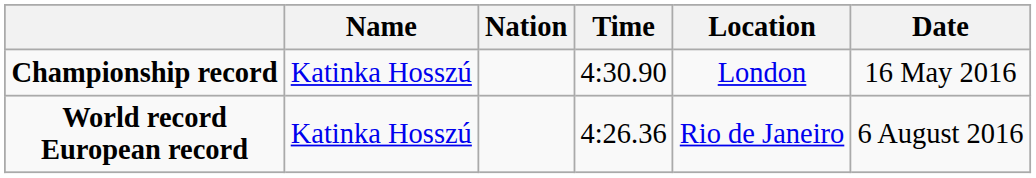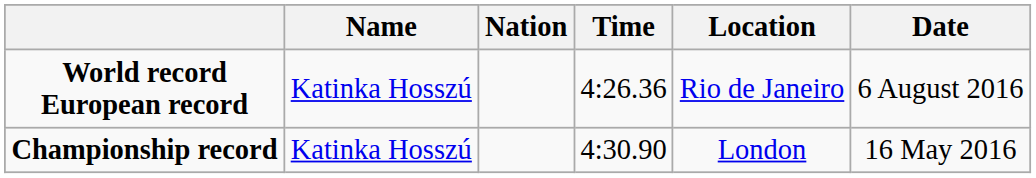rows swapped: (145, 133) <-> (145, 72)
